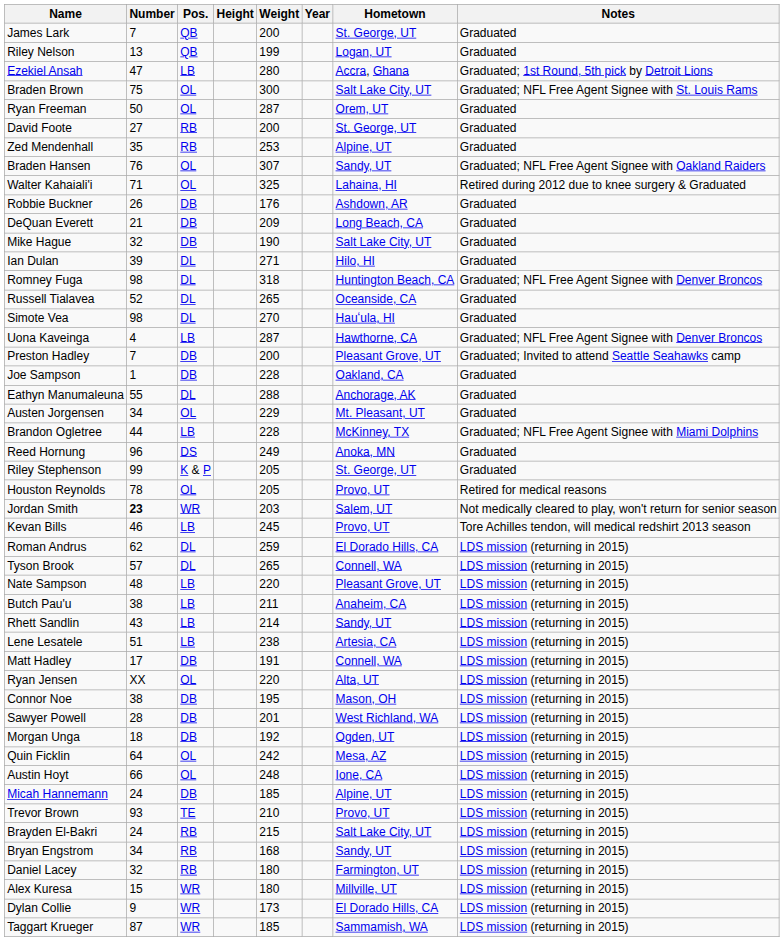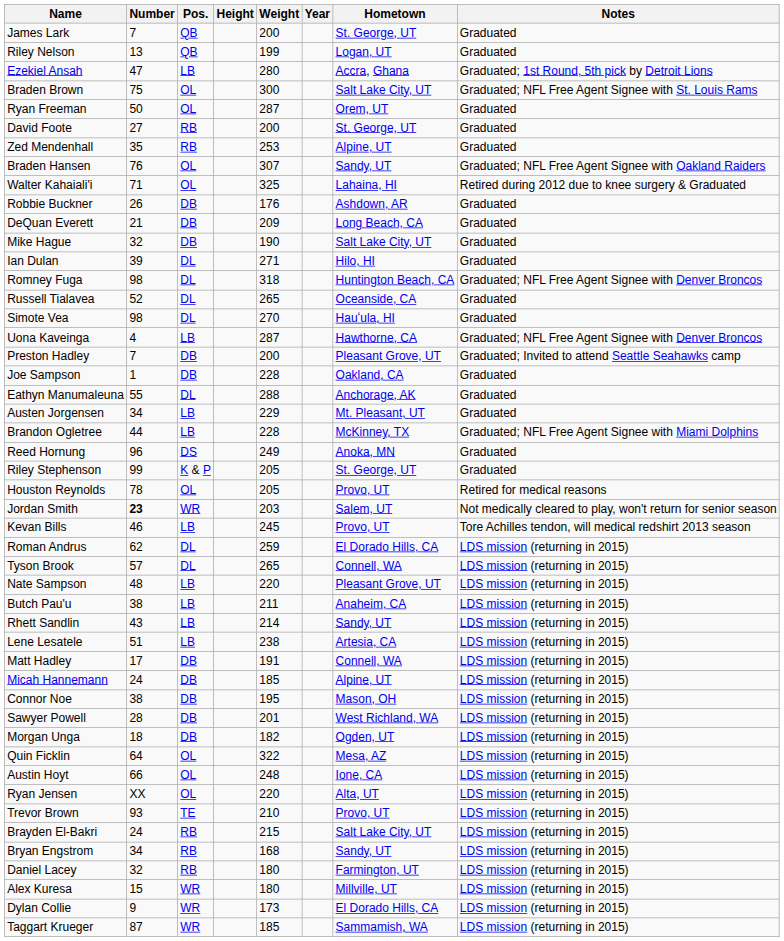(188, 413) OL -> (188, 413) LB
rows swapped: (58, 794) <-> (42, 680)
(269, 737) 192 -> (269, 737) 182
(269, 756) 242 -> (269, 756) 322
